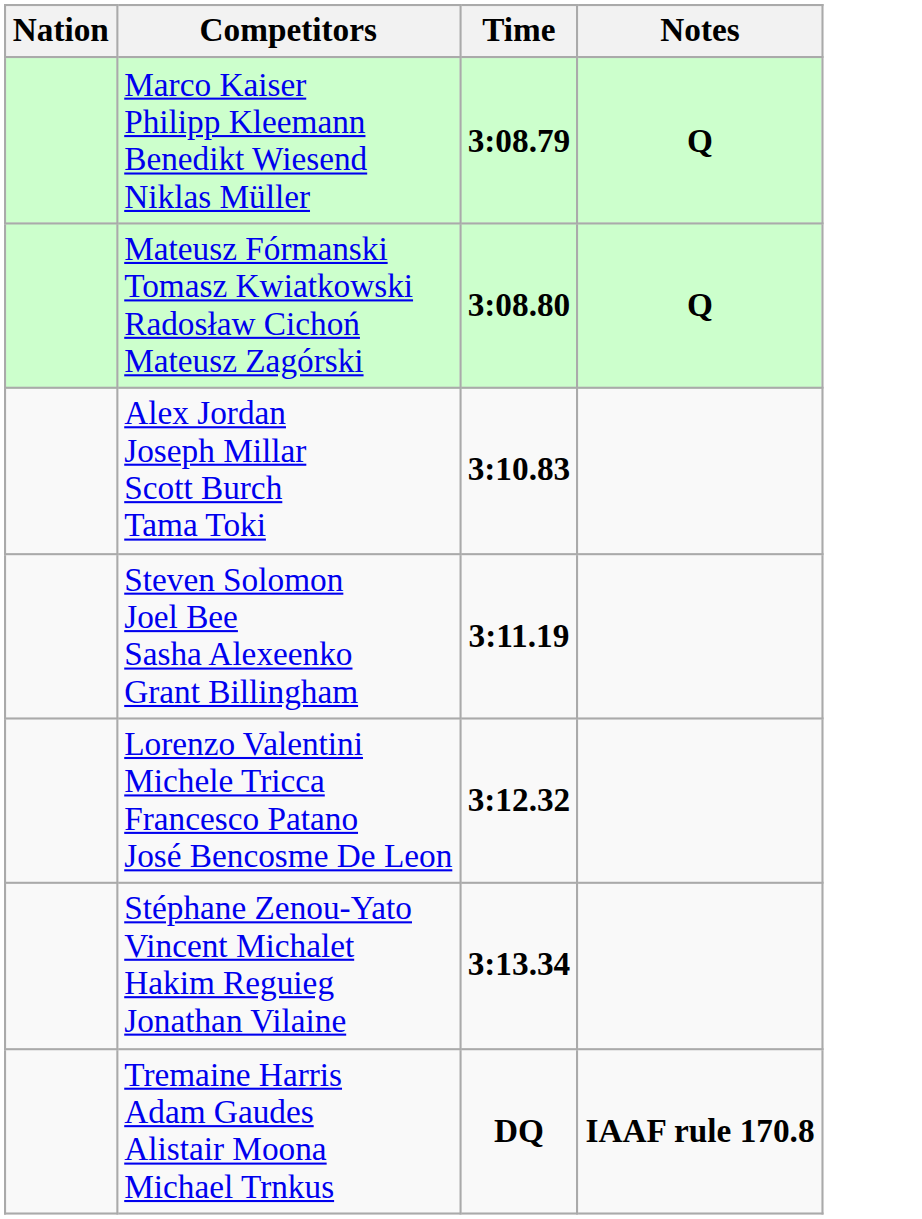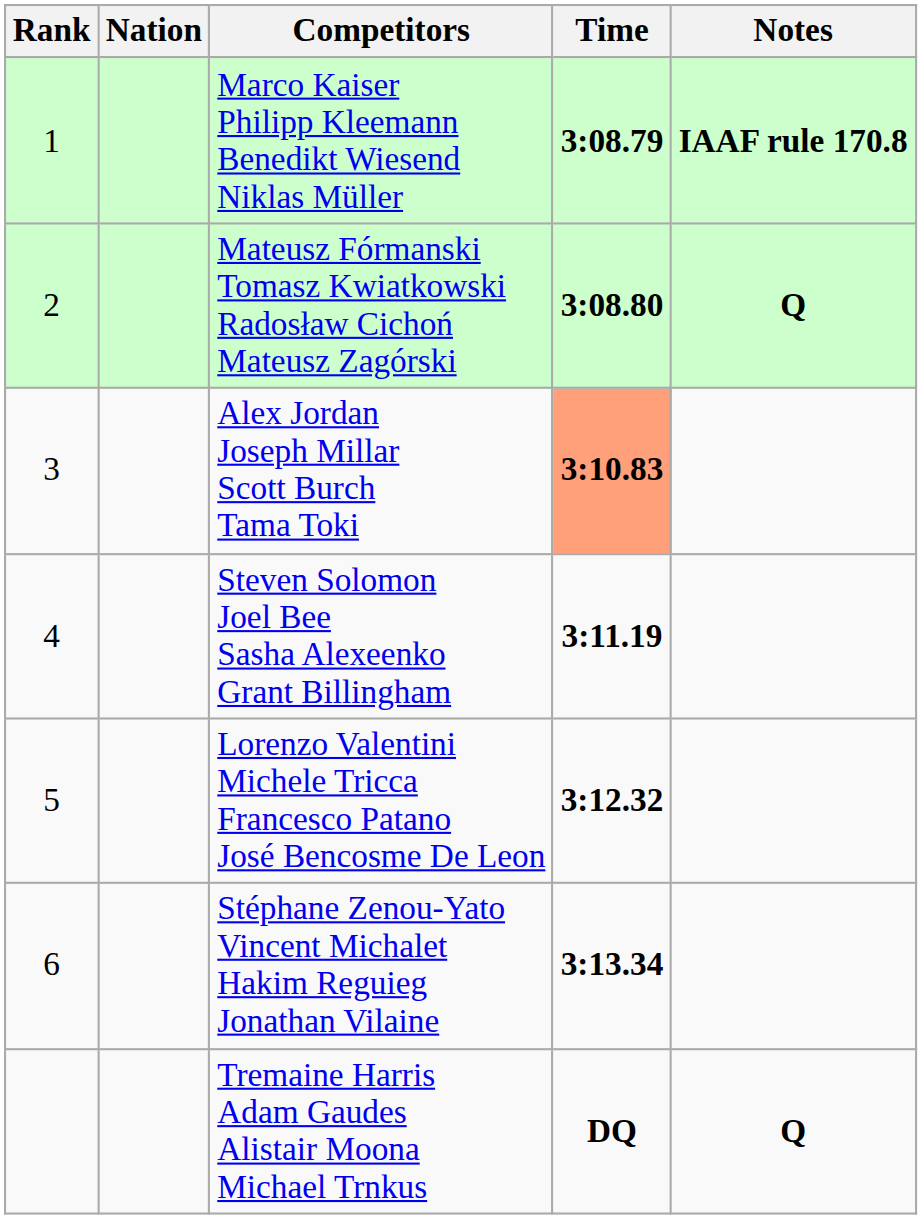+ column: (52, 30)
(700, 139) Q -> (793, 139) IAAF rule 170.8
(519, 470) no background -> (612, 470) lightsalmon background
(700, 1130) IAAF rule 170.8 -> (793, 1130) Q
